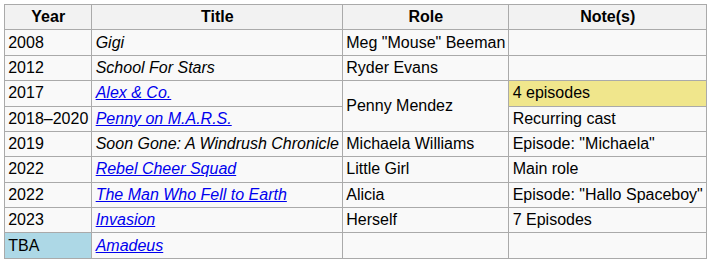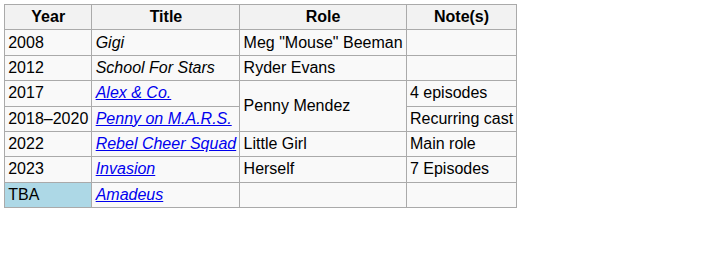(551, 93) khaki background -> (449, 93) no background
- row: (217, 144)
- row: (191, 194)
